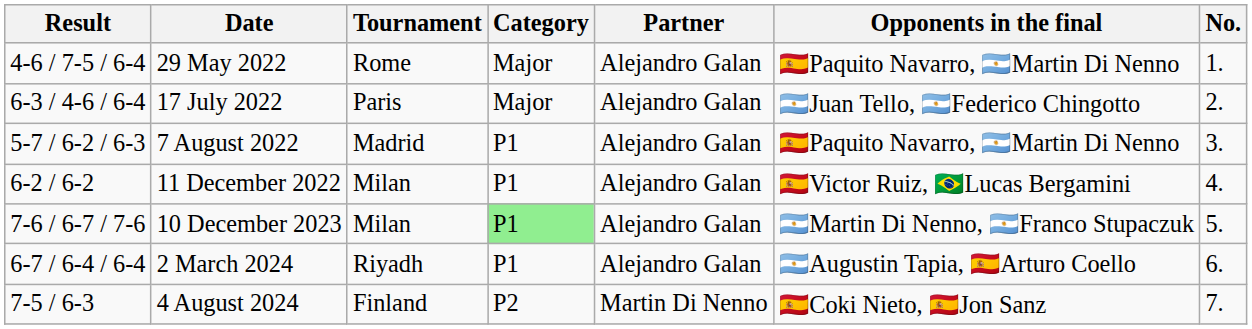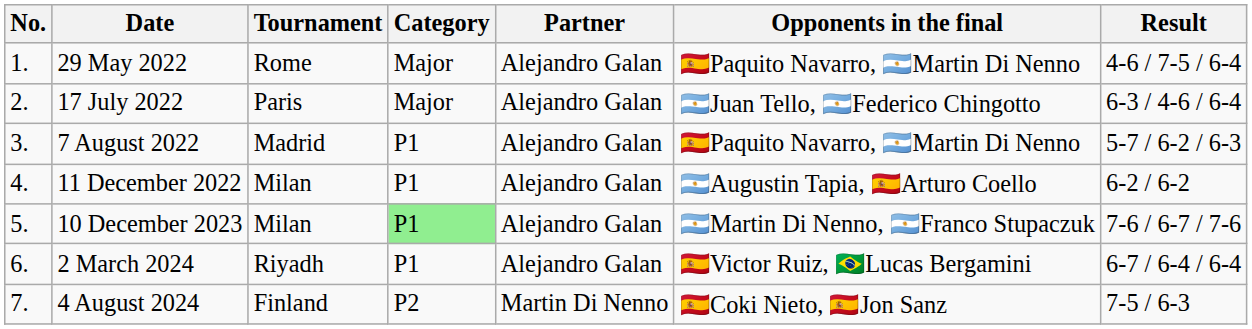columns swapped: (1223, 23) <-> (78, 23)
(955, 184) 🇪🇸Victor Ruiz, 🇧🇷Lucas Bergamini -> (858, 184) 🇦🇷Augustin Tapia, 🇪🇸Arturo Coello
(957, 264) 🇦🇷Augustin Tapia, 🇪🇸Arturo Coello -> (856, 264) 🇪🇸Victor Ruiz, 🇧🇷Lucas Bergamini
